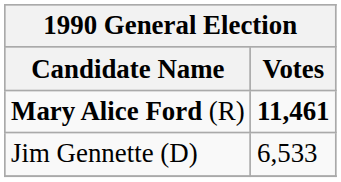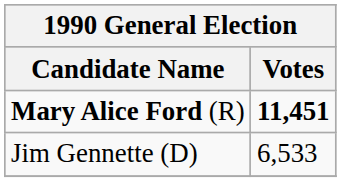(293, 111) 11,461 -> (293, 111) 11,451
